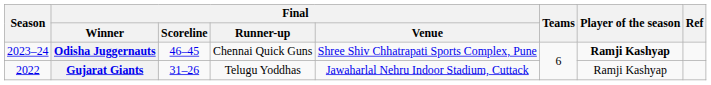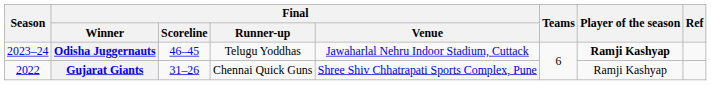(263, 51) Chennai Quick Guns -> (263, 51) Telugu Yoddhas
(427, 51) Shree Shiv Chhatrapati Sports Complex, Pune -> (427, 51) Jawaharlal Nehru Indoor Stadium, Cuttack
(263, 70) Telugu Yoddhas -> (263, 70) Chennai Quick Guns
(427, 70) Jawaharlal Nehru Indoor Stadium, Cuttack -> (427, 70) Shree Shiv Chhatrapati Sports Complex, Pune
